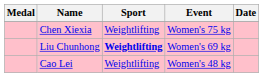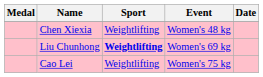(199, 30) Women's 75 kg -> (199, 30) Women's 48 kg
(199, 64) Women's 48 kg -> (199, 64) Women's 75 kg
